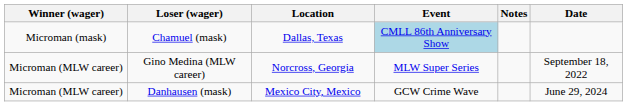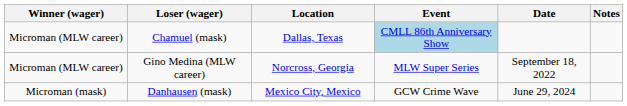columns swapped: (576, 13) <-> (514, 13)
(66, 37) Microman (mask) -> (66, 37) Microman (MLW career)
(66, 91) Microman (MLW career) -> (66, 91) Microman (mask)
